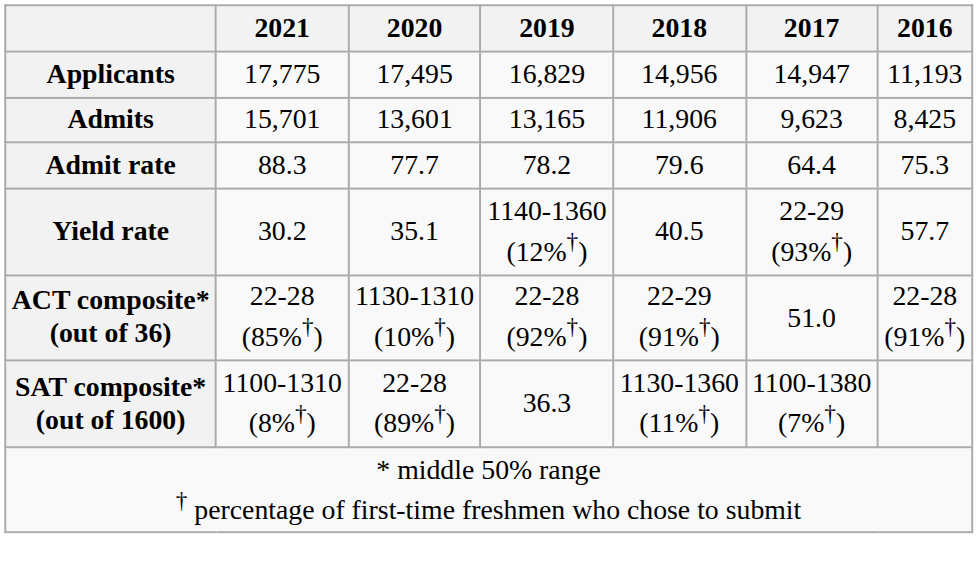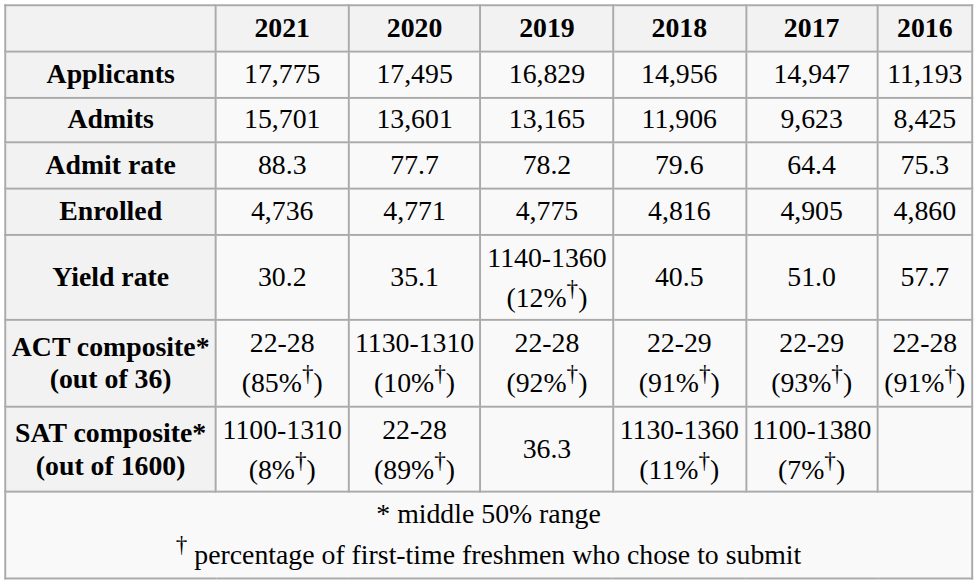+ row: (111, 211)
(812, 231) 22-29 (93%†) -> (812, 276) 51.0
(812, 317) 51.0 -> (812, 362) 22-29 (93%†)
